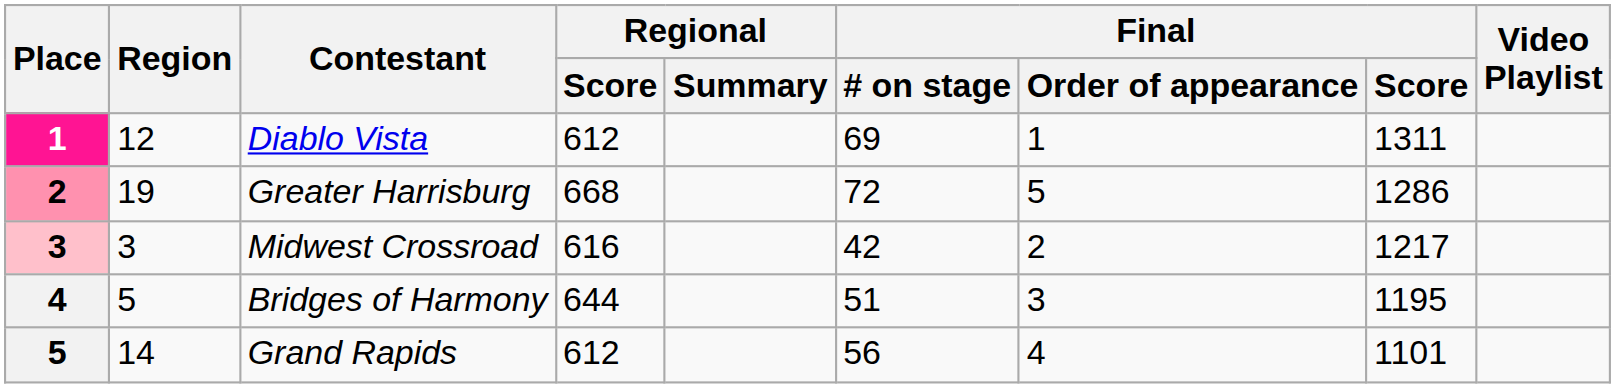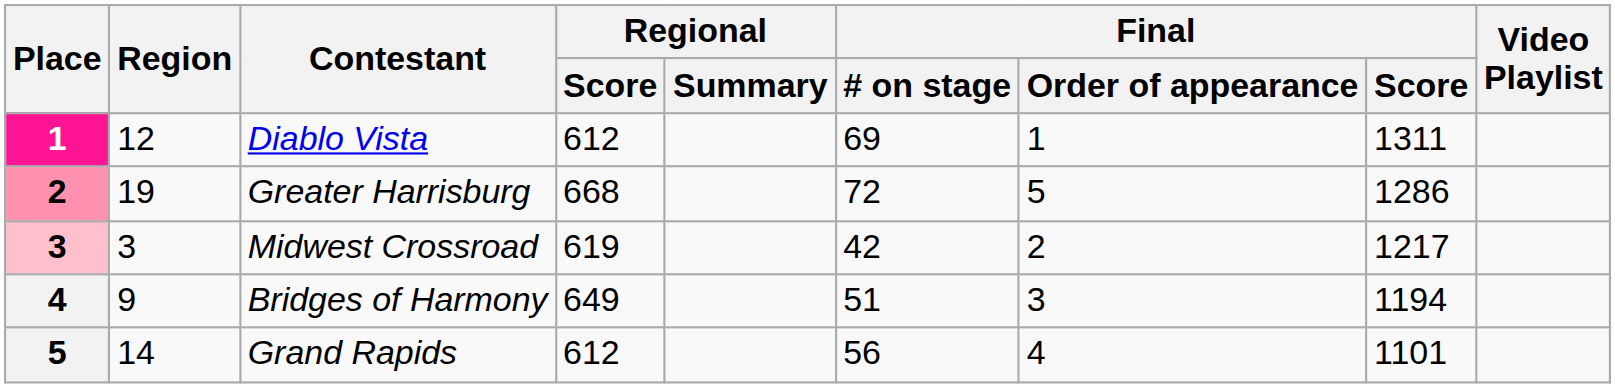(591, 246) 616 -> (591, 246) 619
(127, 300) 5 -> (127, 300) 9
(591, 300) 644 -> (591, 300) 649
(1411, 300) 1195 -> (1411, 300) 1194
